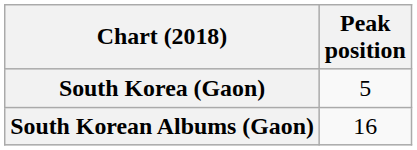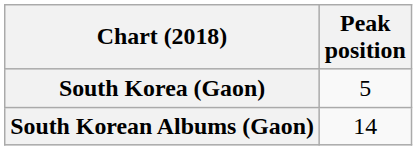(365, 125) 16 -> (365, 125) 14
